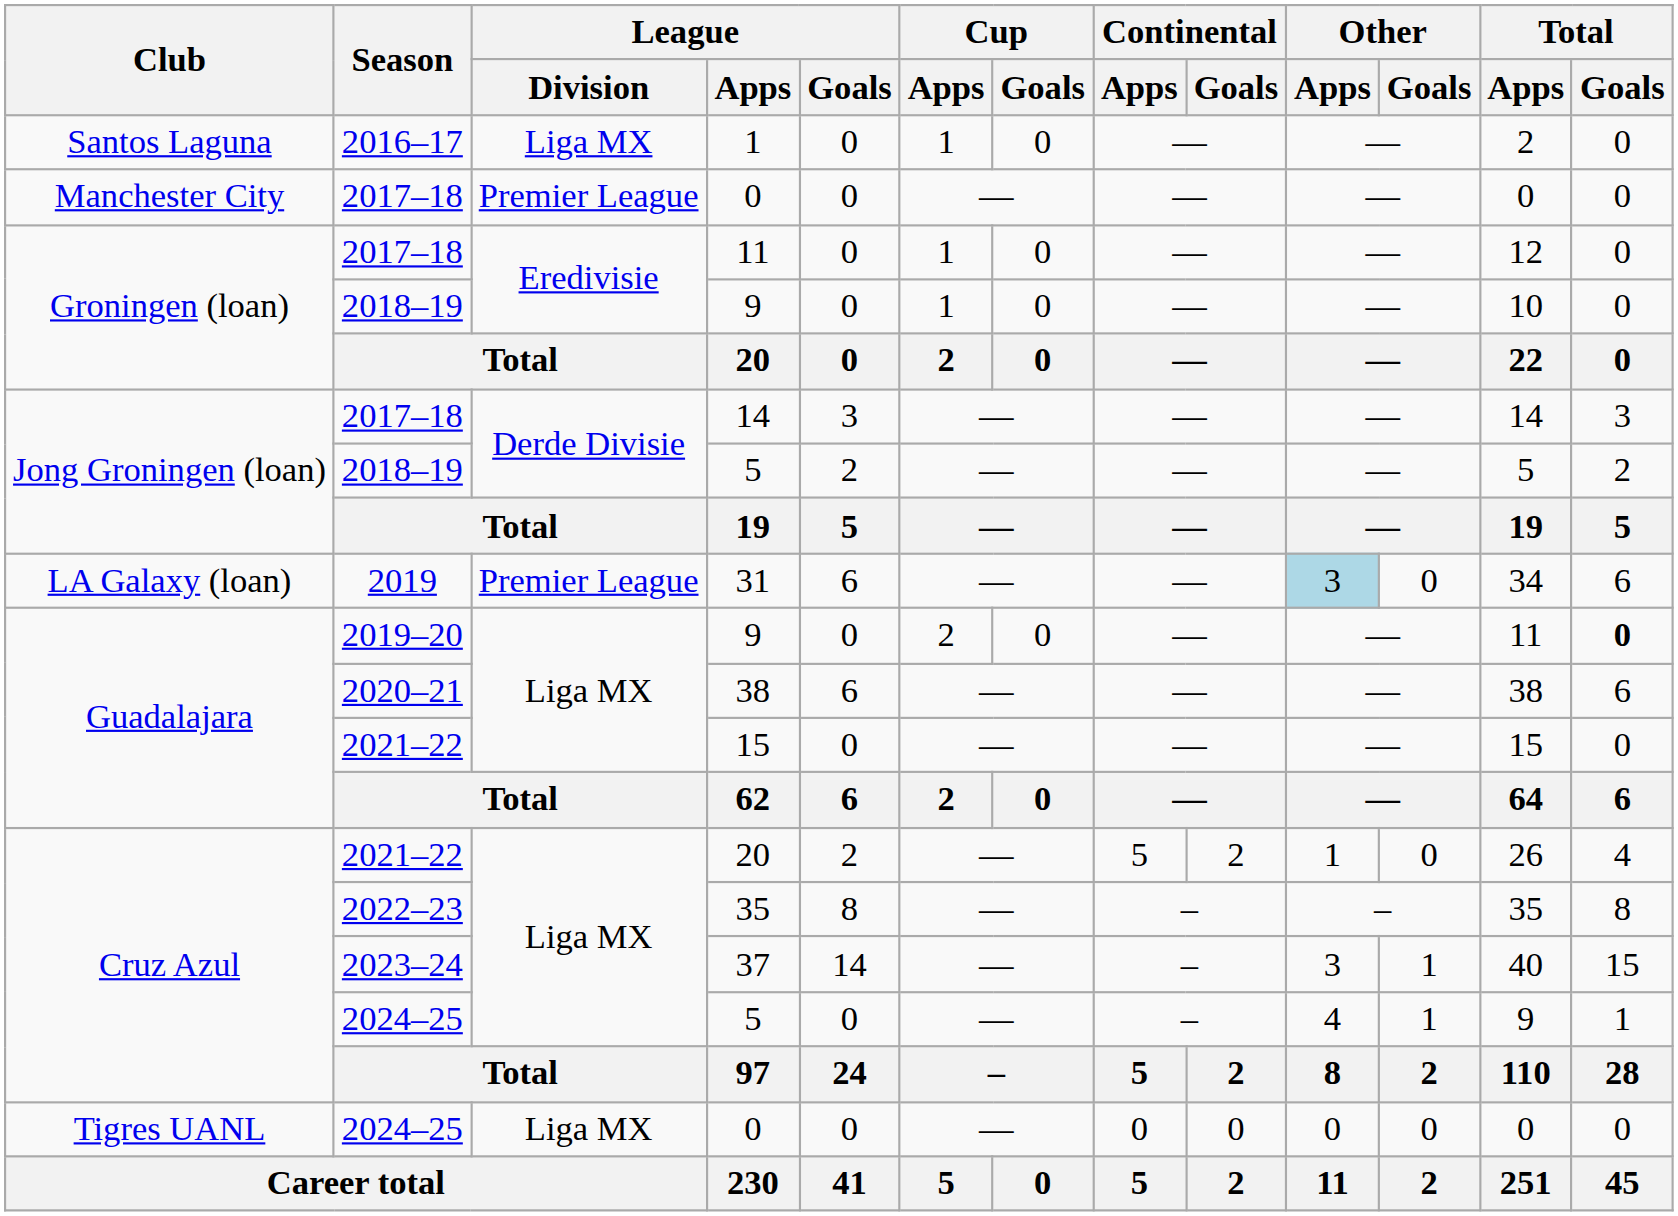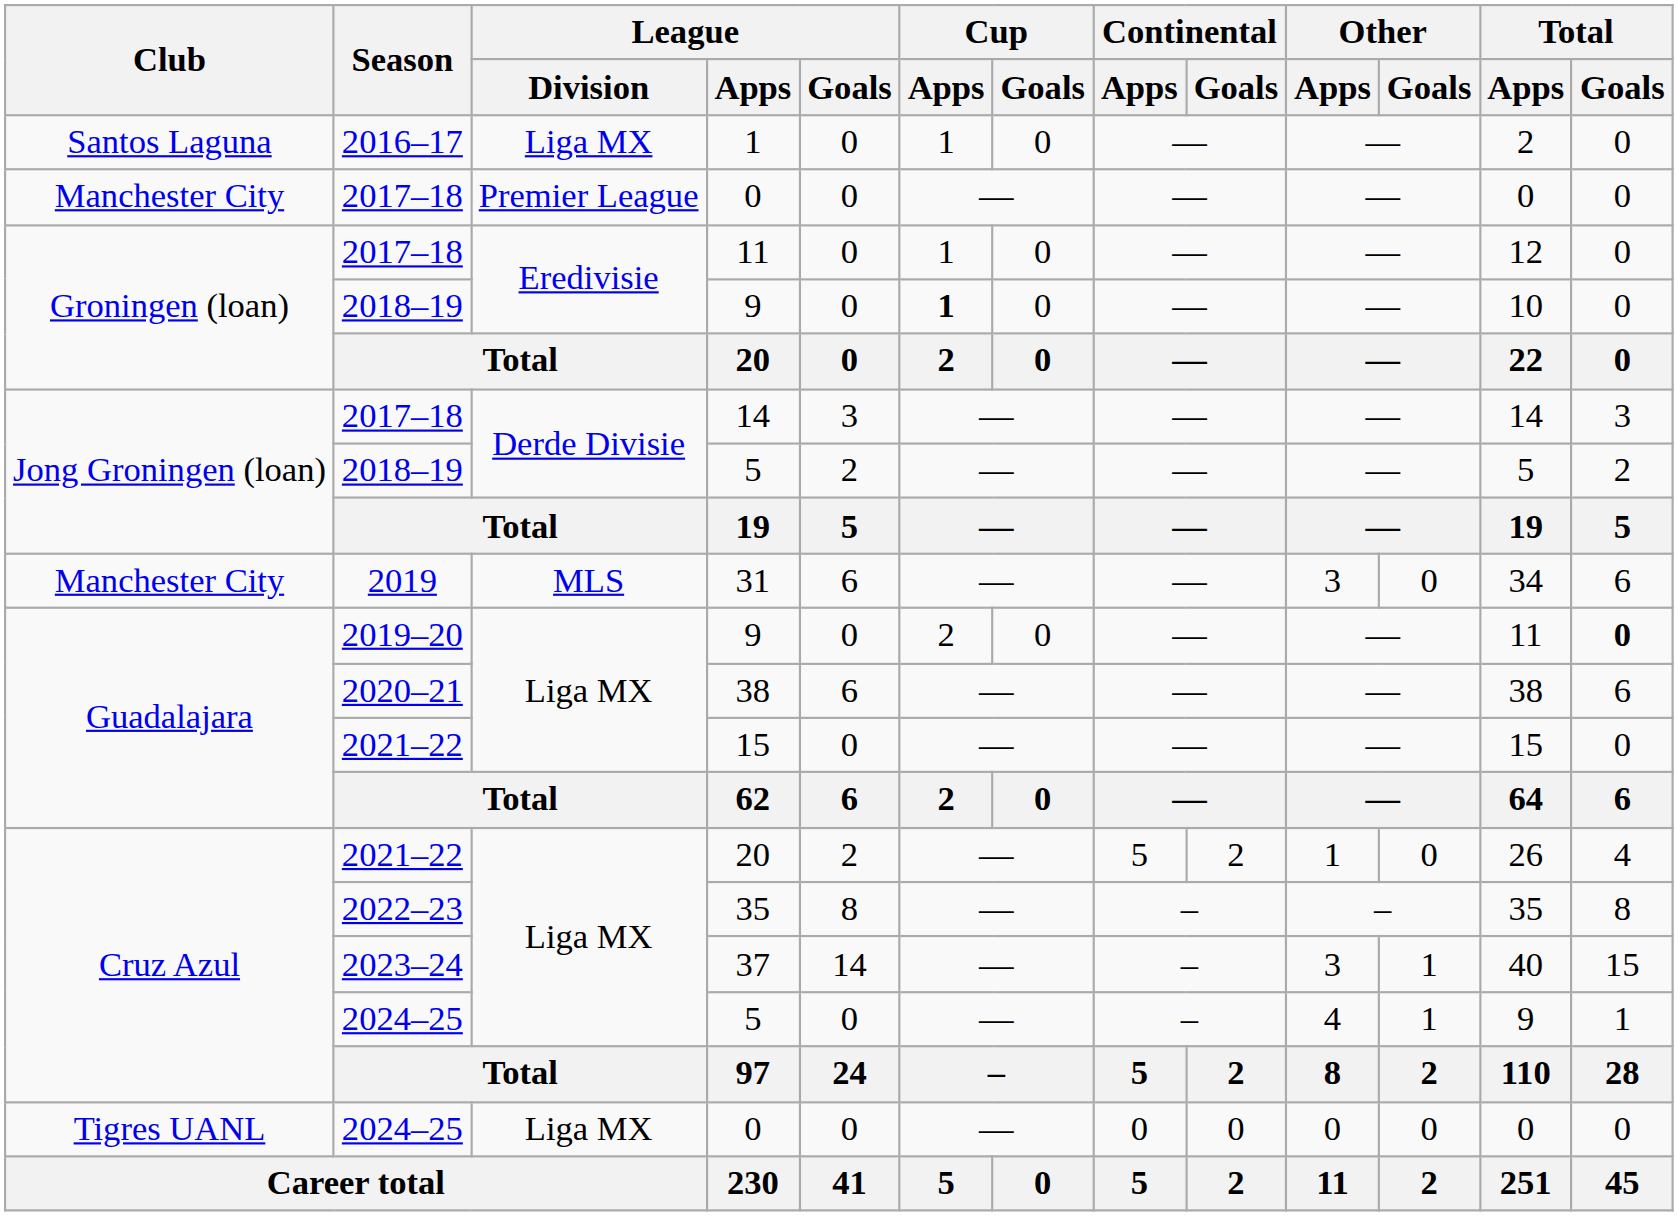(946, 305) normal -> (946, 305) bold
(169, 580) LA Galaxy (loan) -> (169, 580) Manchester City
(589, 580) Premier League -> (589, 580) MLS
(1333, 580) lightblue background -> (1333, 580) no background
